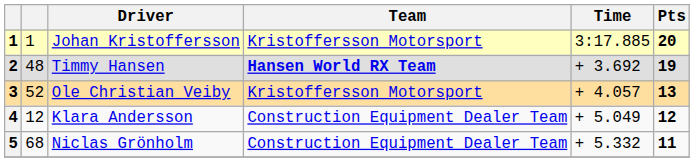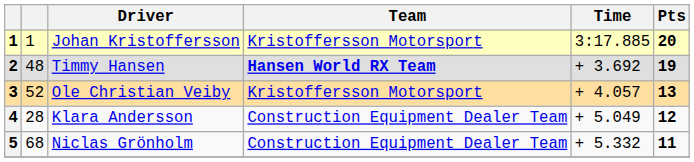(35, 119) 12 -> (35, 119) 28
